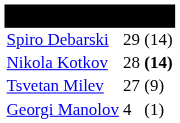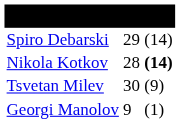(132, 86) 27 -> (132, 86) 30
(127, 109) 4 -> (127, 109) 9
